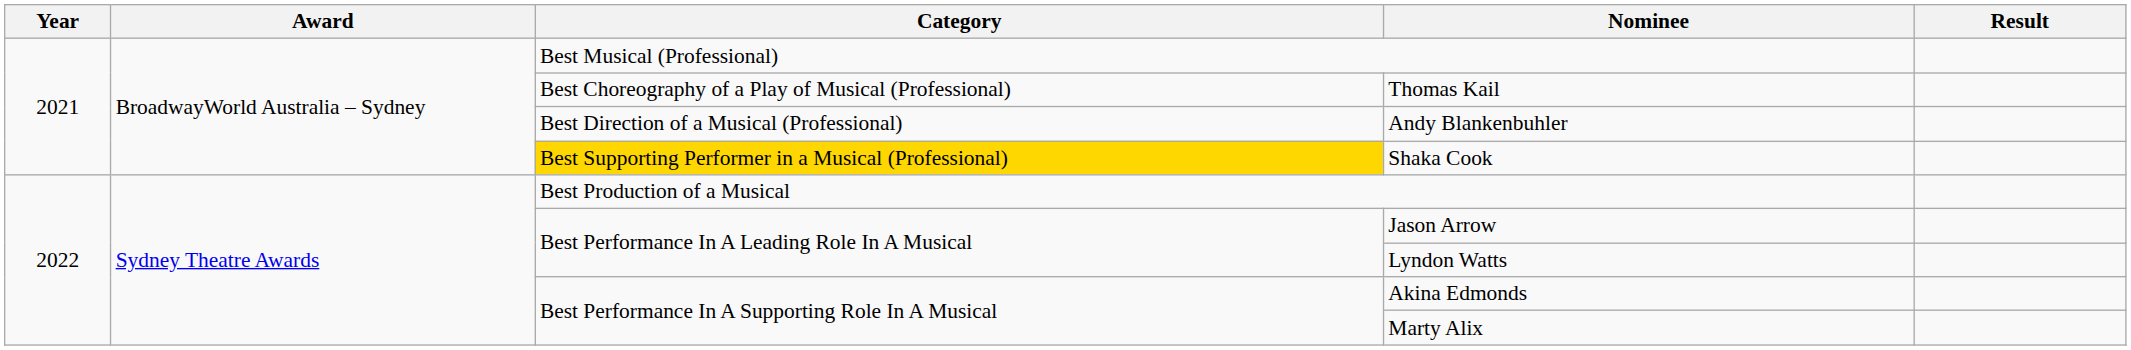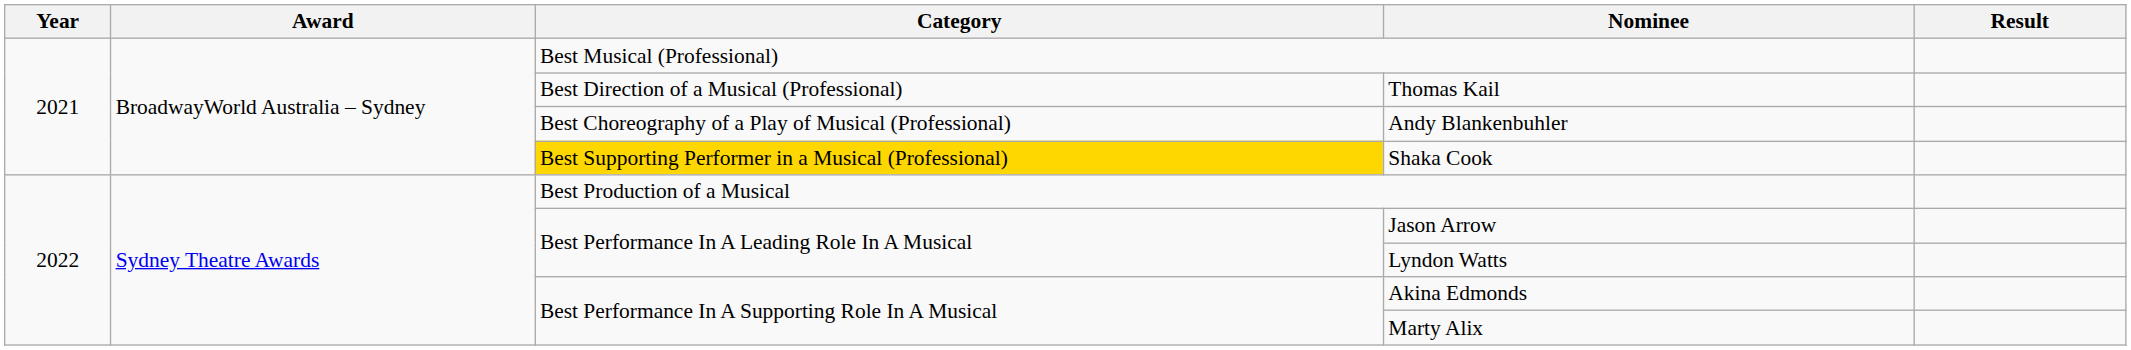(775, 89) Best Choreography of a Play of Musical (Professional) -> (721, 89) Best Direction of a Musical (Professional)
(721, 123) Best Direction of a Musical (Professional) -> (775, 123) Best Choreography of a Play of Musical (Professional)
